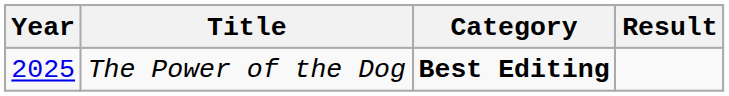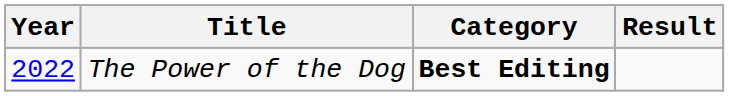(43, 70) 2025 -> (43, 70) 2022
